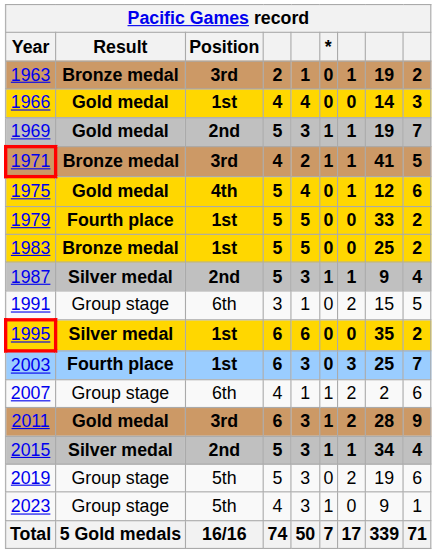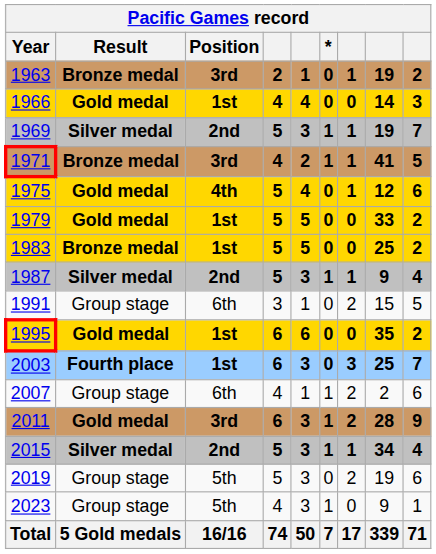(120, 131) Gold medal -> (120, 131) Silver medal
(120, 220) Fourth place -> (120, 220) Gold medal
(121, 335) Silver medal -> (121, 335) Gold medal
